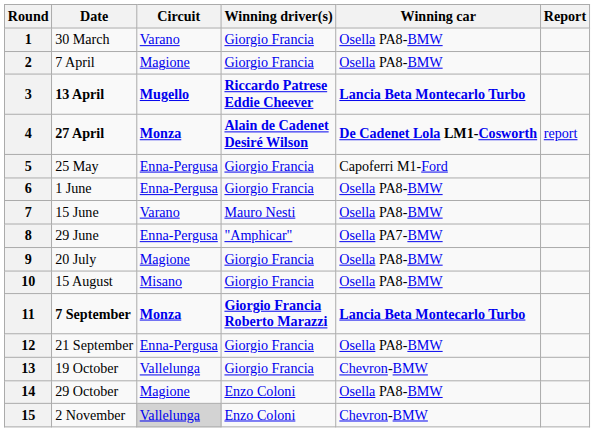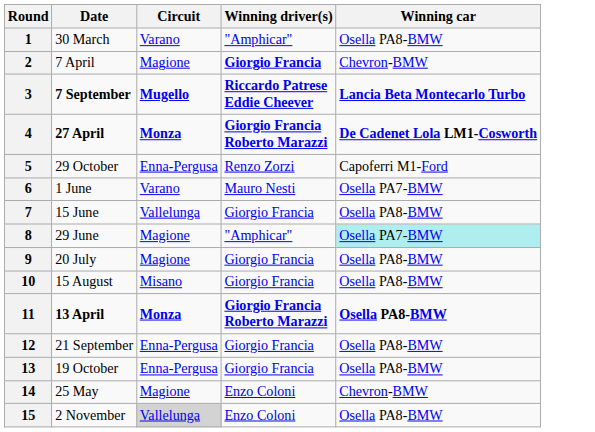- column: (565, 16)
(269, 39) Giorgio Francia -> (258, 39) "Amphicar"
(269, 63) normal -> (273, 63) bold
(391, 63) Osella PA8-BMW -> (384, 63) Chevron-BMW
(80, 94) 13 April -> (93, 94) 7 September
(277, 134) Alain de Cadenet Desiré Wilson -> (276, 134) Giorgio Francia Roberto Marazzi
(77, 166) 25 May -> (87, 166) 29 October
(269, 166) Giorgio Francia -> (259, 166) Renzo Zorzi
(179, 189) Enna-Pergusa -> (160, 189) Varano
(269, 189) Giorgio Francia -> (260, 189) Mauro Nesti
(391, 189) Osella PA8-BMW -> (391, 189) Osella PA7-BMW
(160, 212) Varano -> (170, 212) Vallelunga
(260, 212) Mauro Nesti -> (269, 212) Giorgio Francia
(179, 236) Enna-Pergusa -> (165, 236) Magione
(391, 236) no background -> (391, 236) paleturquoise background
(93, 314) 7 September -> (80, 314) 13 April
(432, 314) Lancia Beta Montecarlo Turbo -> (393, 314) Osella PA8-BMW
(170, 369) Vallelunga -> (179, 369) Enna-Pergusa
(384, 369) Chevron-BMW -> (391, 369) Osella PA8-BMW
(87, 392) 29 October -> (77, 392) 25 May
(391, 392) Osella PA8-BMW -> (384, 392) Chevron-BMW
(384, 415) Chevron-BMW -> (391, 415) Osella PA8-BMW
